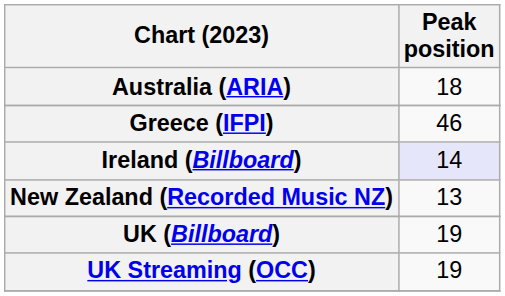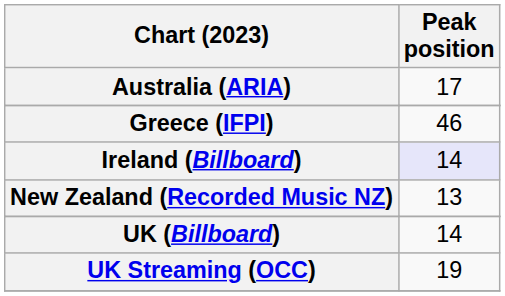(449, 86) 18 -> (449, 86) 17
(449, 234) 19 -> (449, 234) 14
